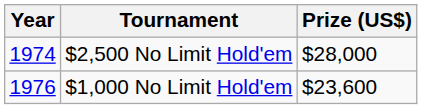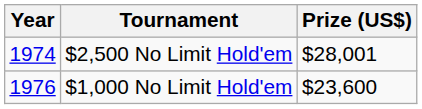(340, 53) $28,000 -> (340, 53) $28,001
